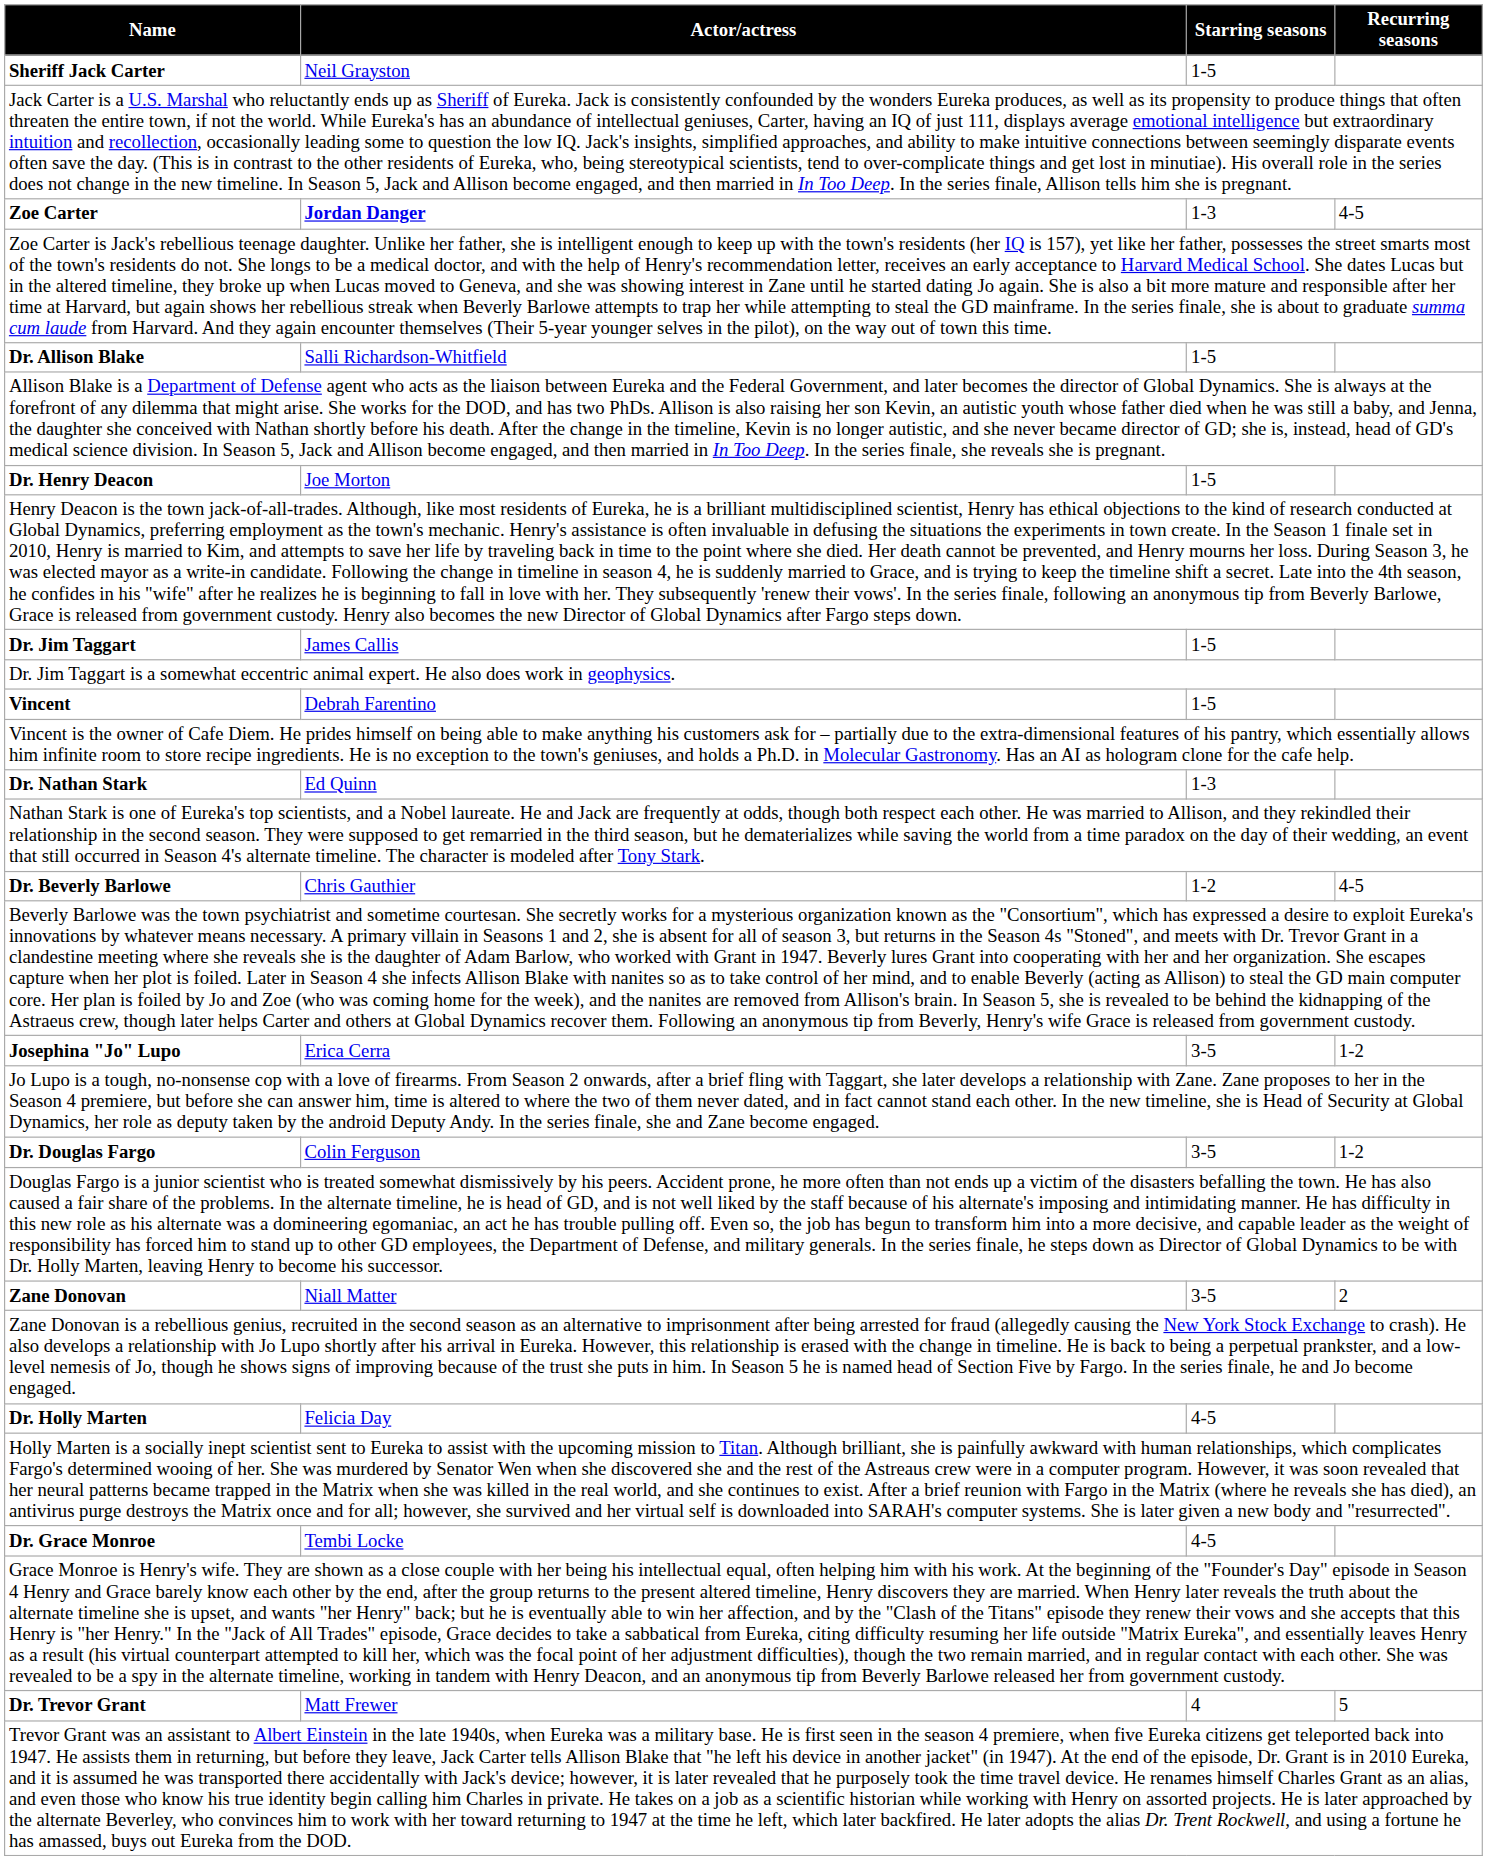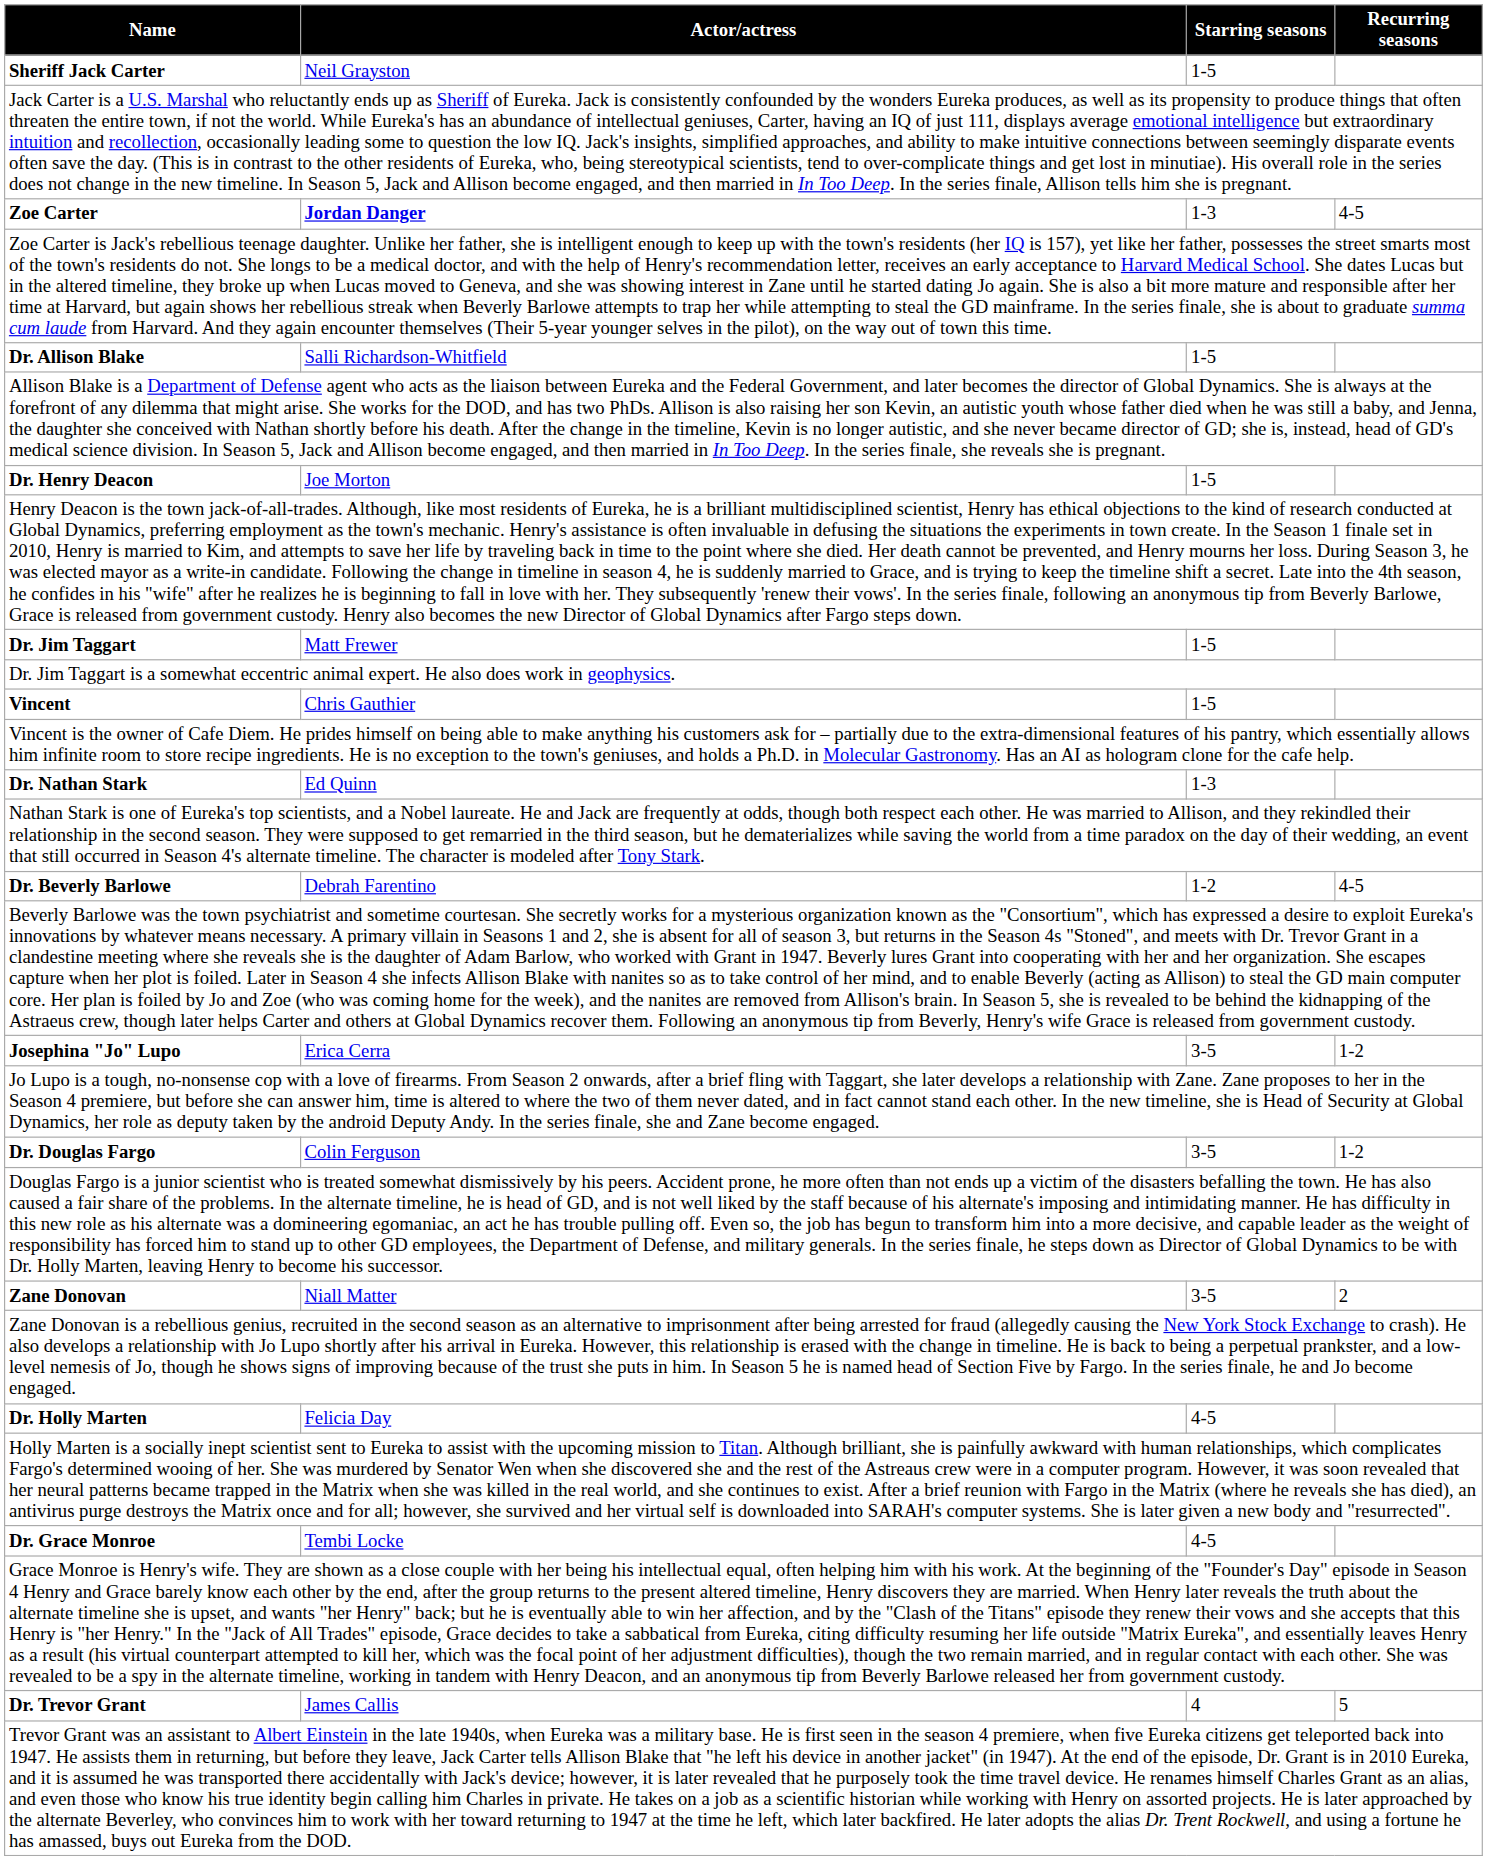(351, 644) James Callis -> (351, 644) Matt Frewer
(370, 703) Debrah Farentino -> (360, 703) Chris Gauthier
(360, 885) Chris Gauthier -> (370, 885) Debrah Farentino
(351, 1705) Matt Frewer -> (351, 1705) James Callis
